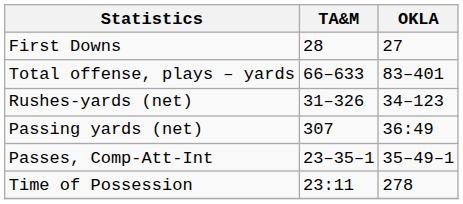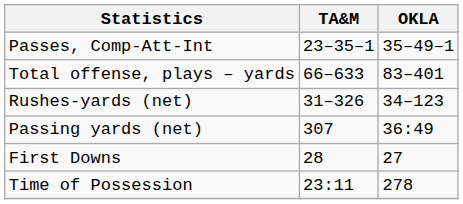rows swapped: (65, 46) <-> (111, 157)
